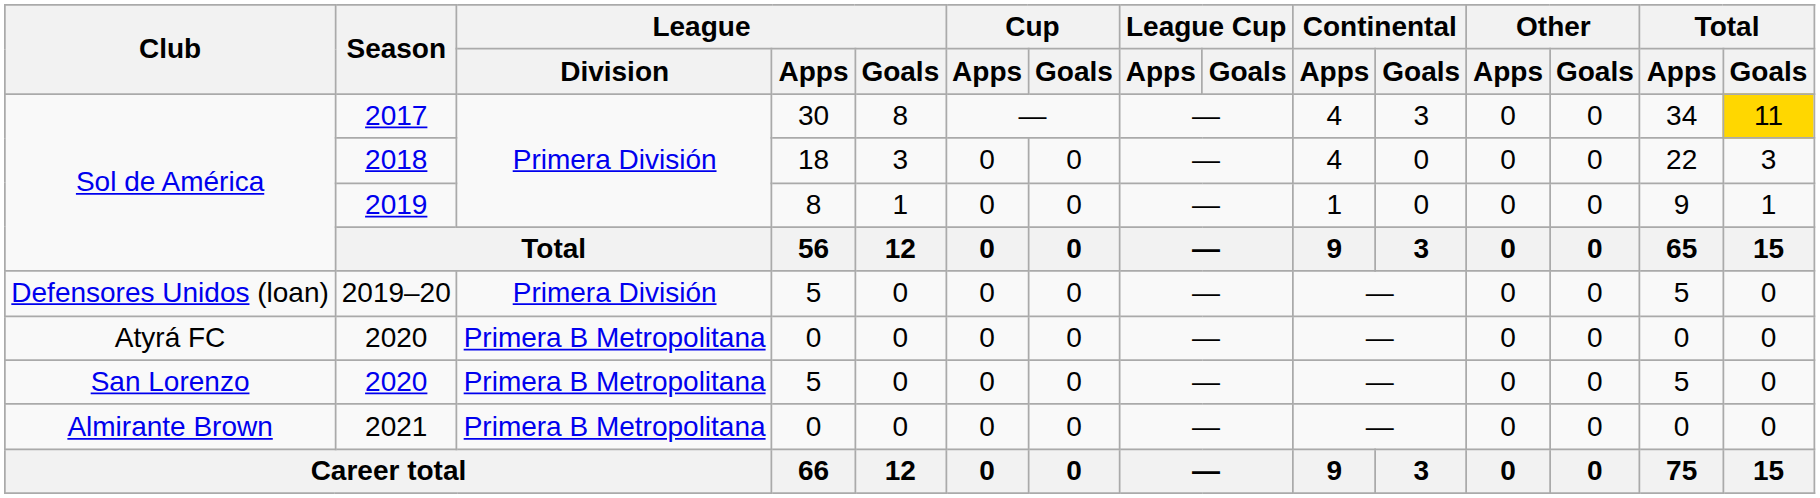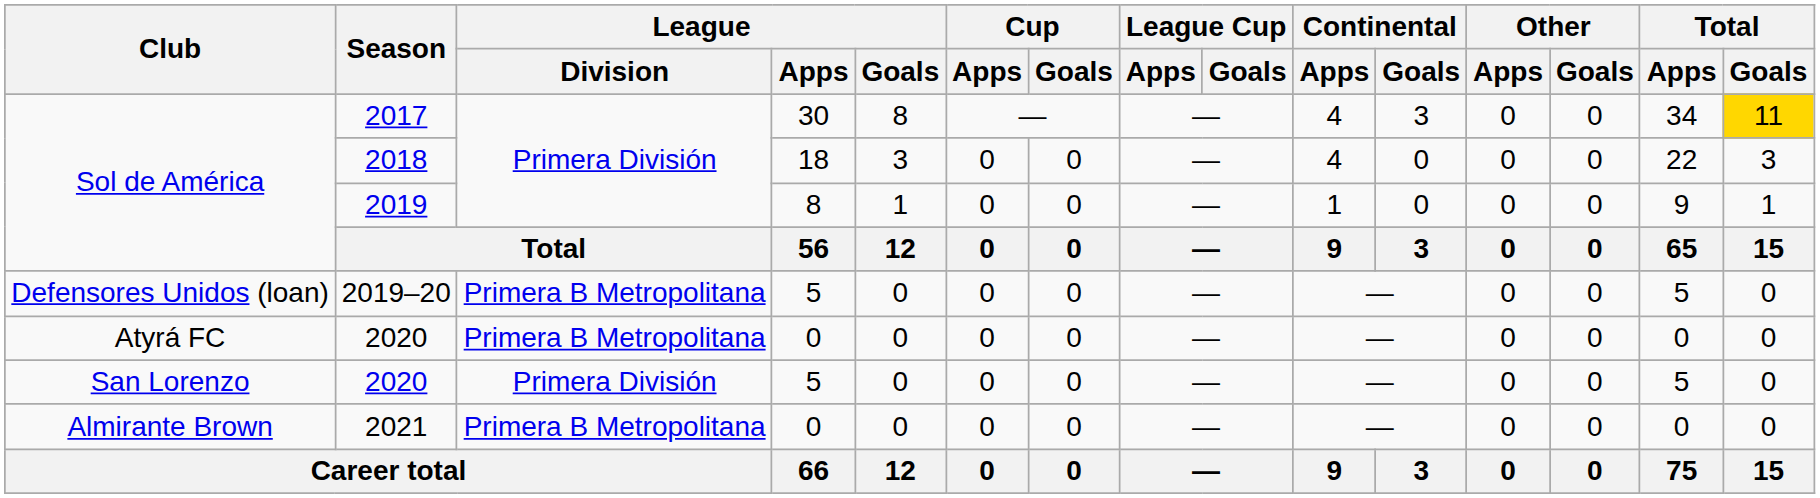(615, 293) Primera División -> (615, 293) Primera B Metropolitana
(615, 381) Primera B Metropolitana -> (615, 381) Primera División
